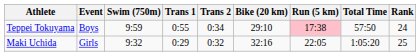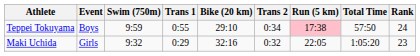columns swapped: (262, 12) <-> (216, 12)
(402, 44) 25 -> (402, 44) 23
